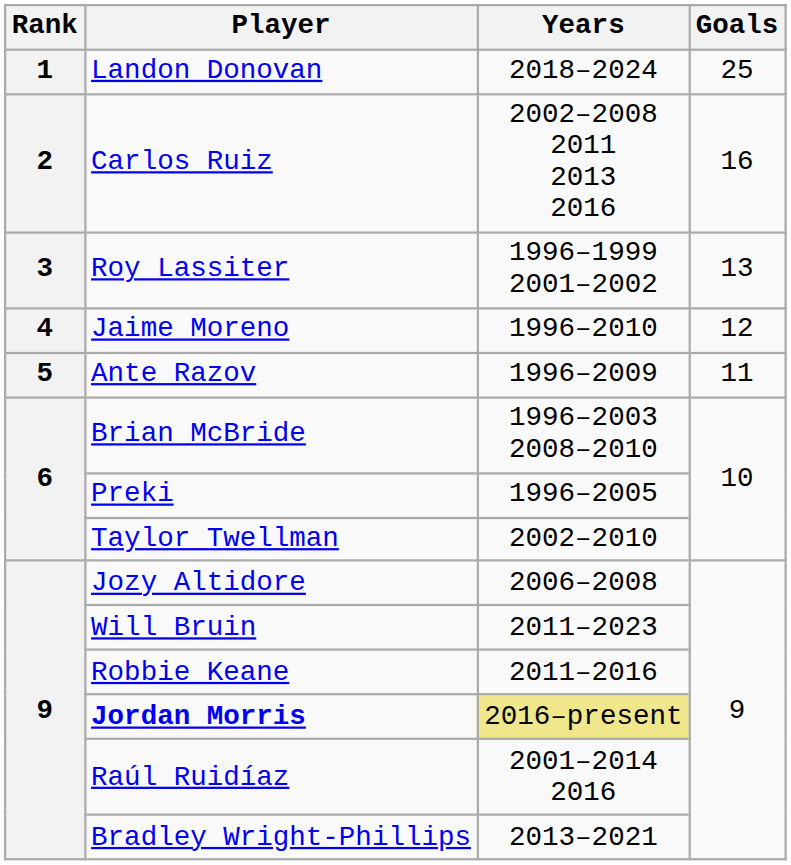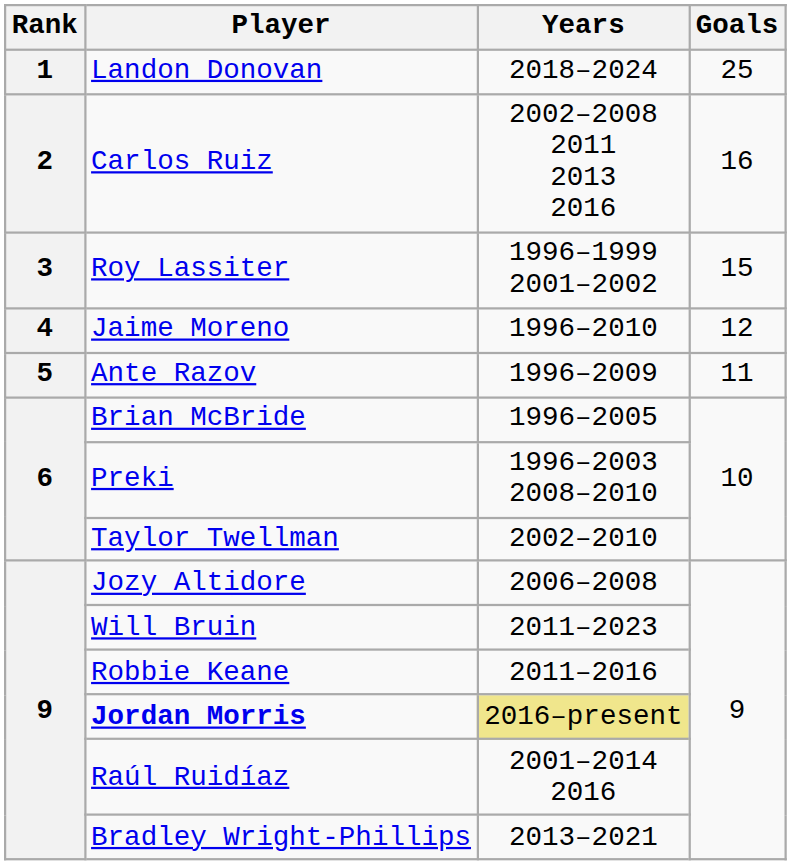(737, 270) 13 -> (737, 270) 15
(583, 435) 1996–2003 2008–2010 -> (583, 419) 1996–2005
(583, 495) 1996–2005 -> (583, 479) 1996–2003 2008–2010
